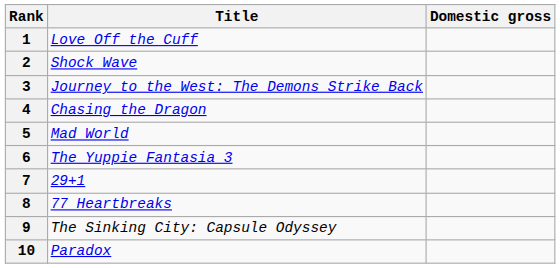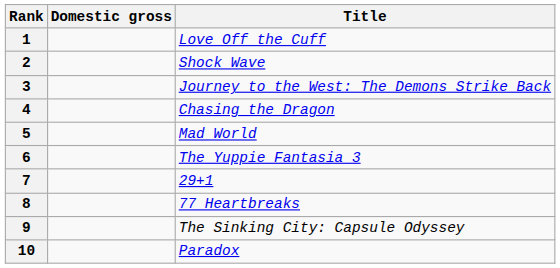columns swapped: (237, 16) <-> (490, 16)
